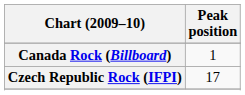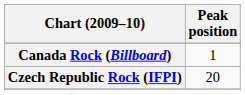(213, 77) 17 -> (213, 77) 20
